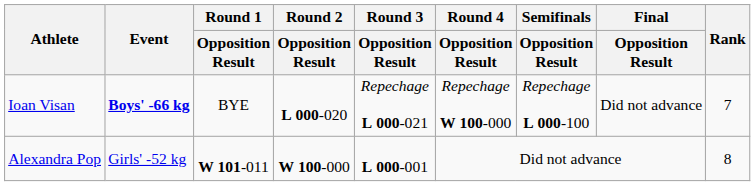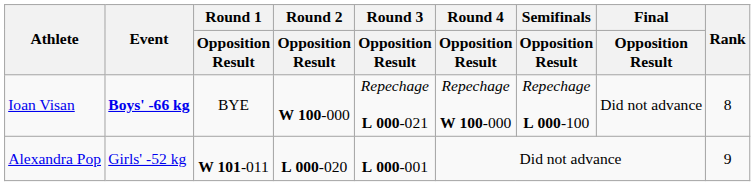(314, 114) L 000-020 -> (314, 114) W 100-000
(728, 105) 7 -> (728, 105) 8
(314, 168) W 100-000 -> (314, 168) L 000-020
(728, 158) 8 -> (728, 158) 9
